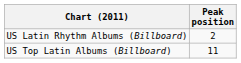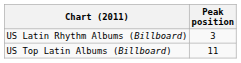(213, 36) 2 -> (213, 36) 3
